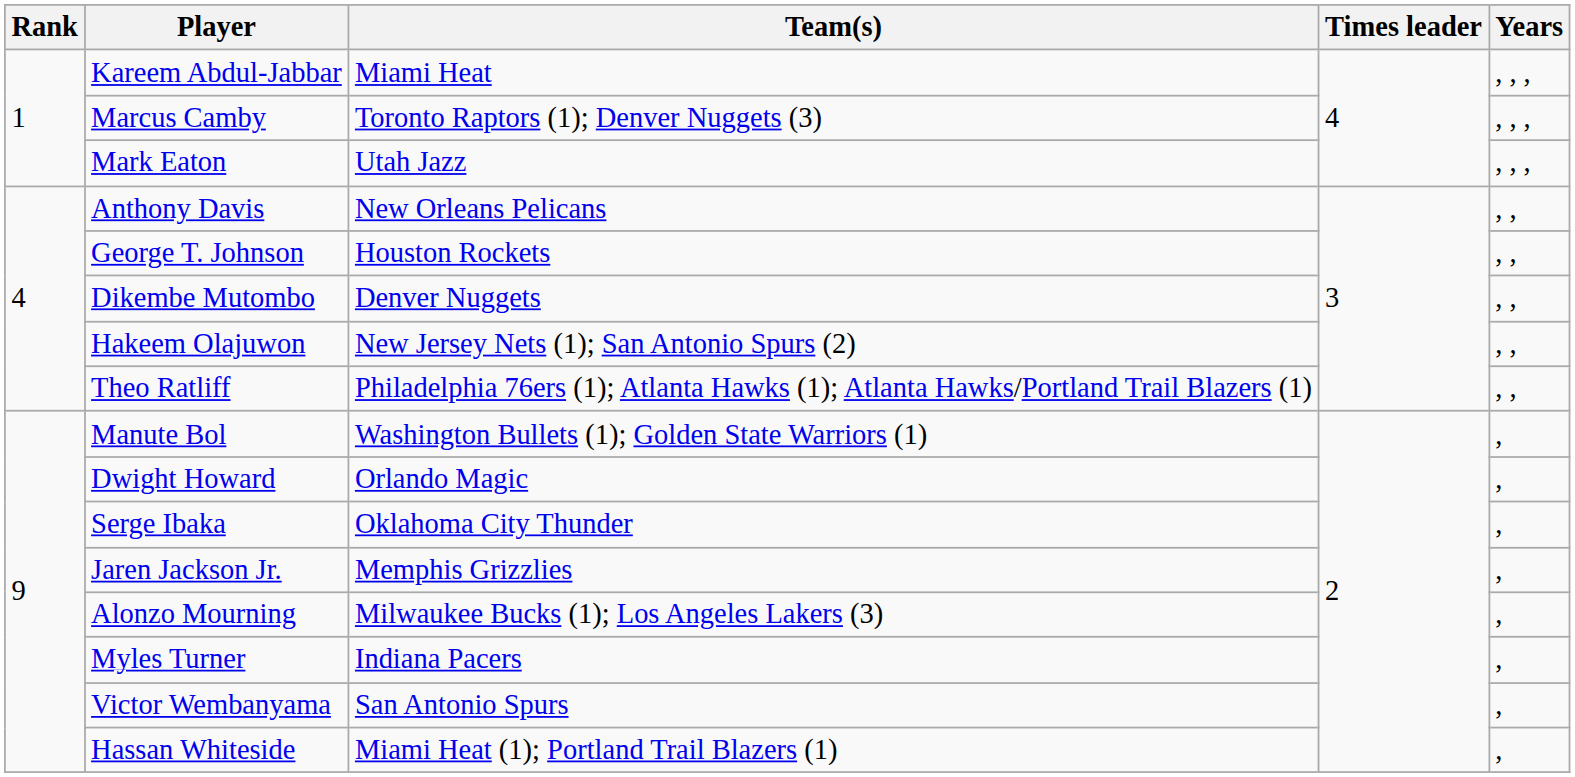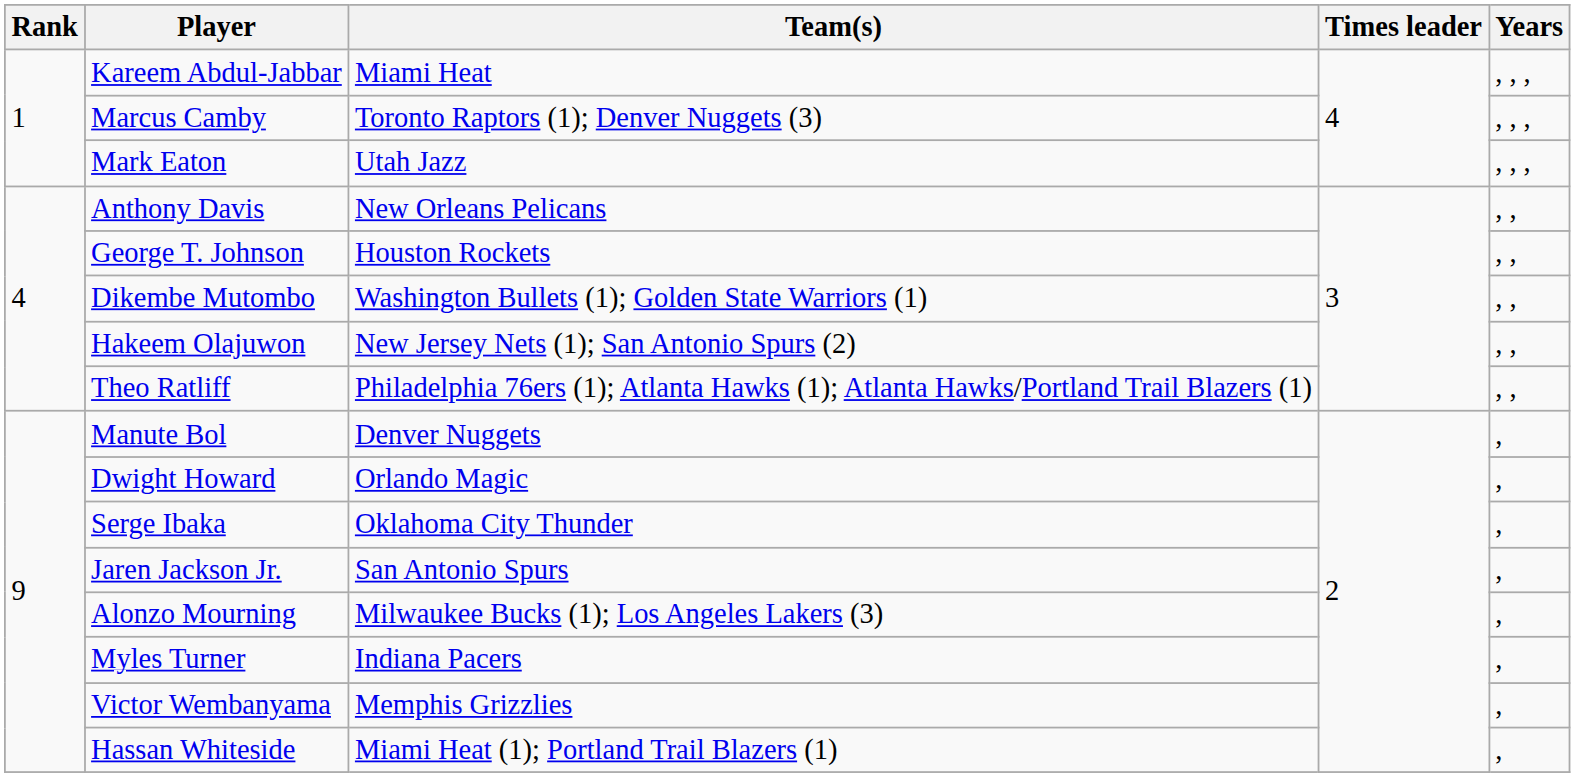(448, 298) Denver Nuggets -> (641, 298) Washington Bullets (1); Golden State Warriors (1)
(641, 433) Washington Bullets (1); Golden State Warriors (1) -> (448, 433) Denver Nuggets
(464, 569) Memphis Grizzlies -> (462, 569) San Antonio Spurs
(462, 704) San Antonio Spurs -> (464, 704) Memphis Grizzlies
